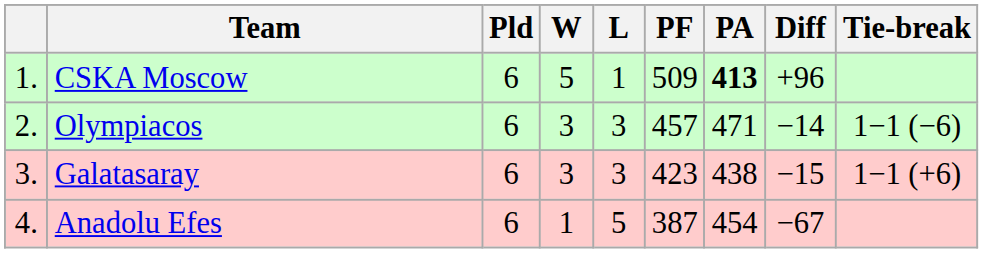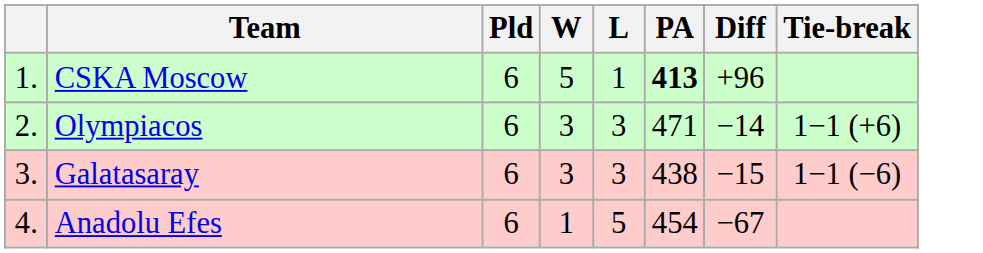- column: (675, 28)
(907, 125) 1−1 (−6) -> (847, 125) 1−1 (+6)
(907, 174) 1−1 (+6) -> (847, 174) 1−1 (−6)
